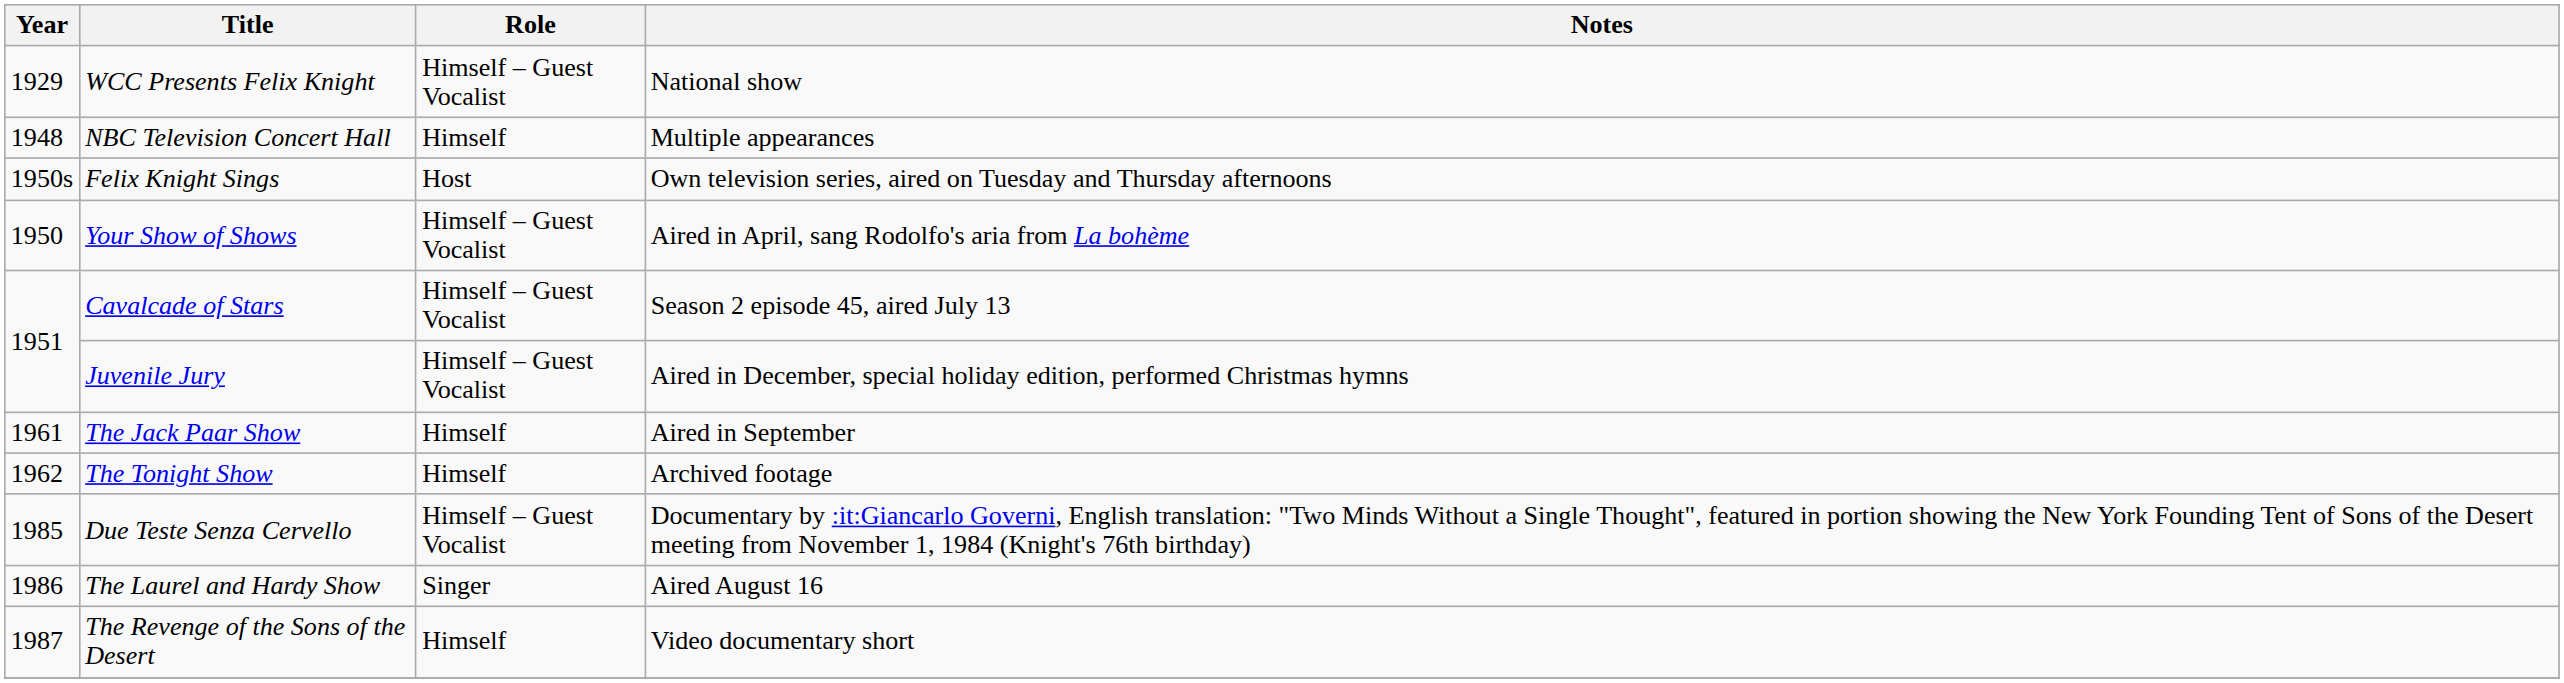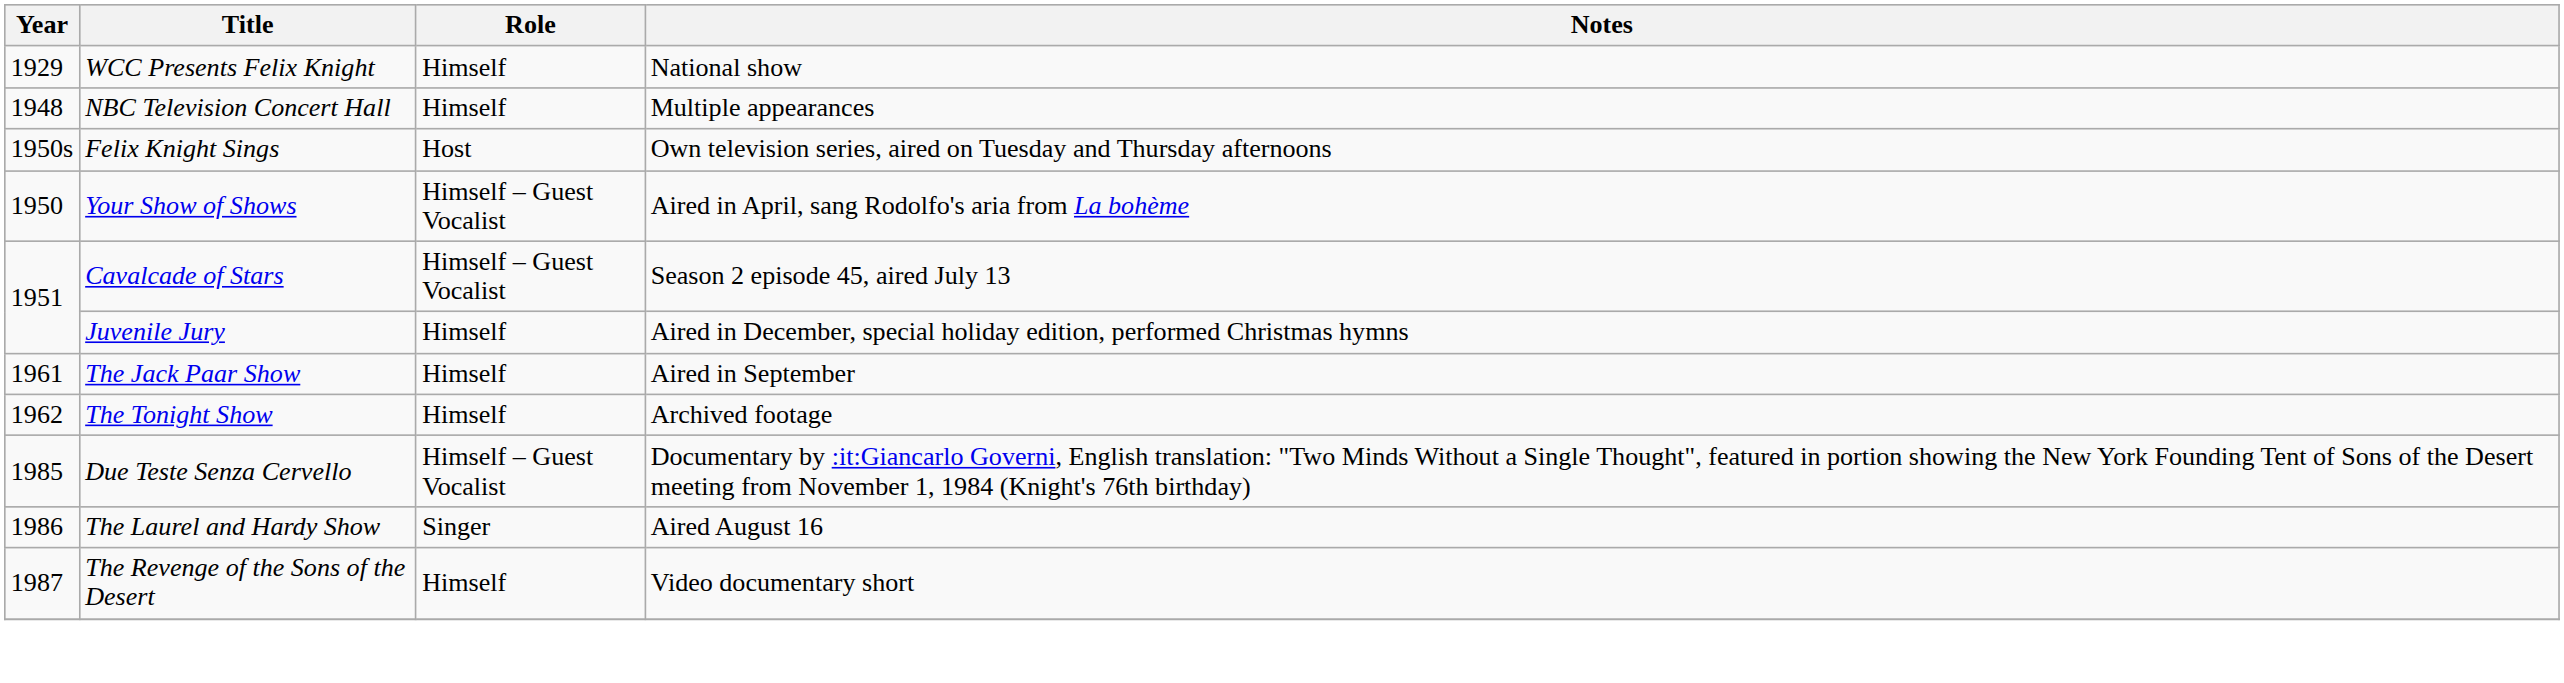(508, 81) Himself – Guest Vocalist -> (464, 66) Himself
(508, 376) Himself – Guest Vocalist -> (464, 332) Himself
